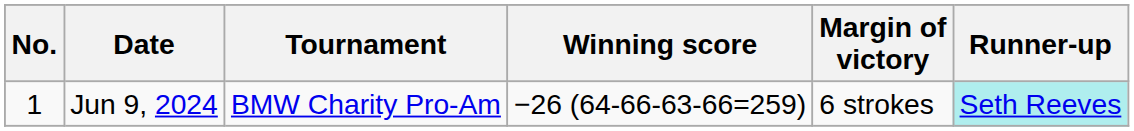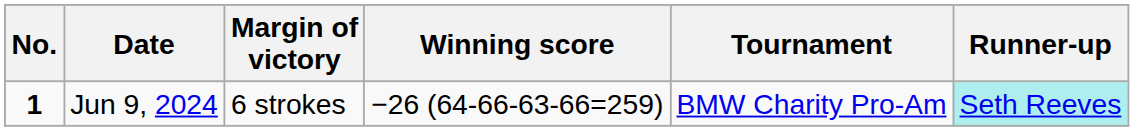columns swapped: (366, 43) <-> (883, 43)
(34, 104) normal -> (34, 104) bold
